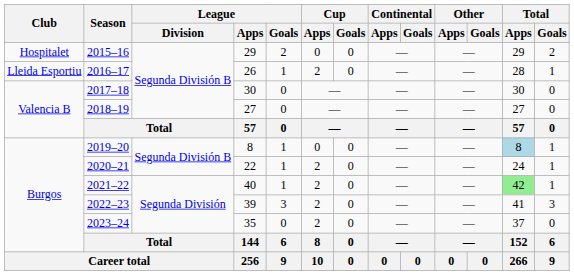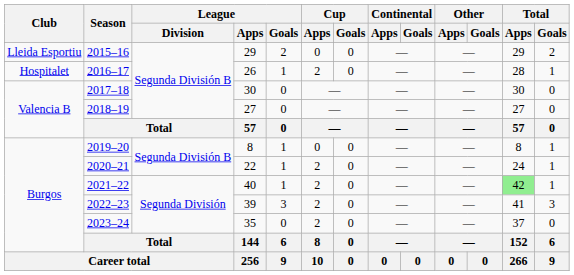(44, 52) Hospitalet -> (44, 52) Lleida Esportiu
(44, 71) Lleida Esportiu -> (44, 71) Hospitalet
(518, 147) lightblue background -> (518, 147) no background
